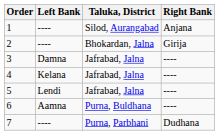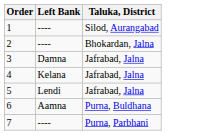- column: (188, 12)
